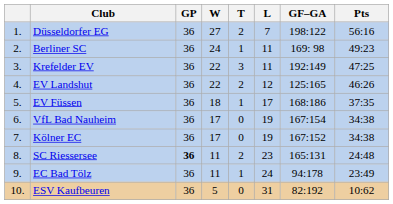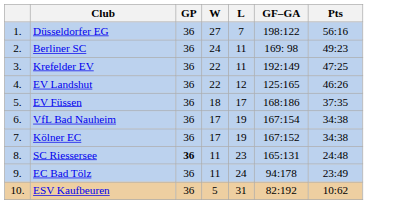- column: (241, 13)
